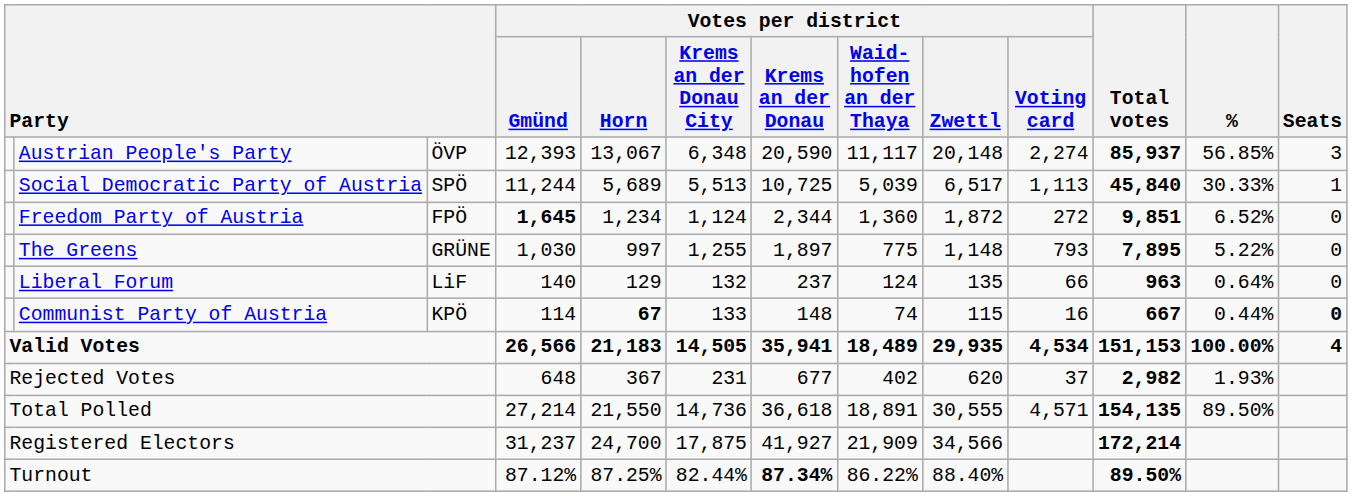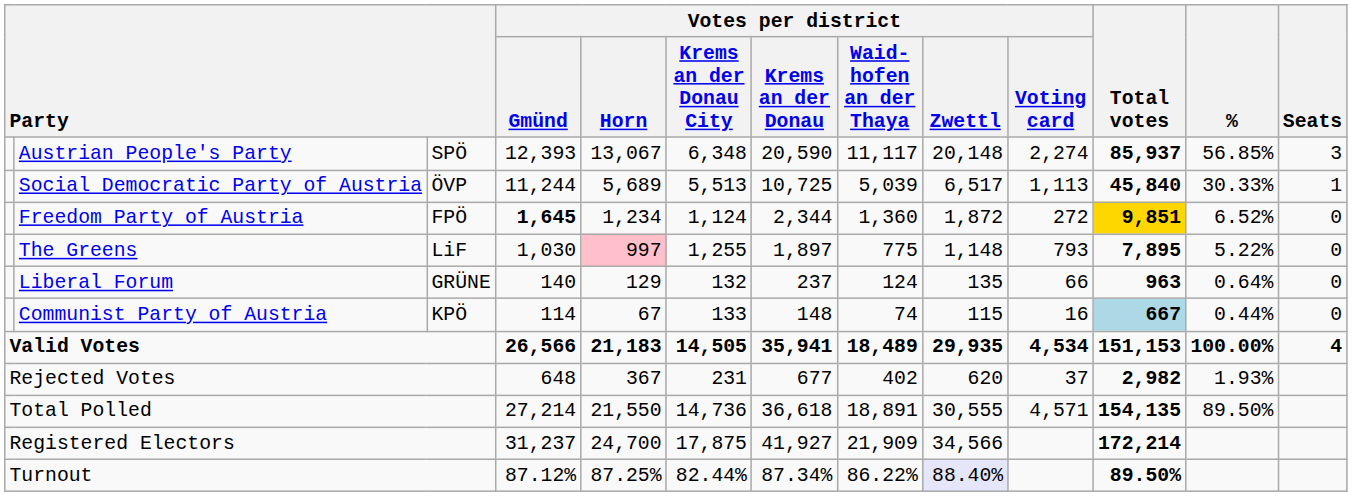(449, 154) ÖVP -> (449, 154) SPÖ
(449, 186) SPÖ -> (449, 186) ÖVP
(1151, 218) no background -> (1151, 218) gold background
(461, 250) GRÜNE -> (449, 250) LiF
(644, 250) no background -> (644, 250) pink background
(449, 282) LiF -> (461, 282) GRÜNE
(650, 315) bold -> (650, 315) normal
(1163, 315) no background -> (1163, 315) lightblue background
(1336, 315) bold -> (1336, 315) normal
(797, 476) bold -> (797, 476) normal
(968, 476) no background -> (968, 476) lavender background
